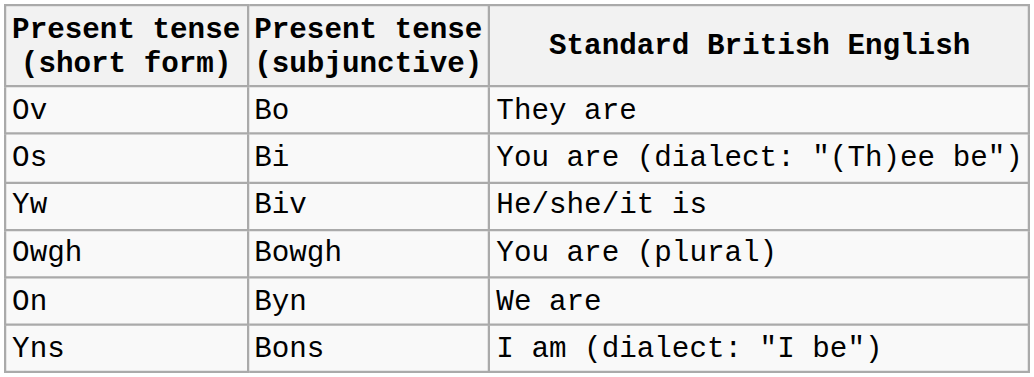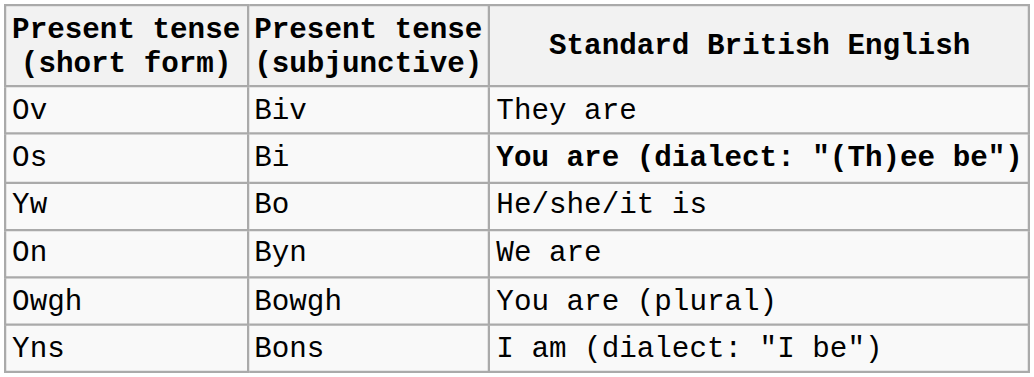(272, 110) Bo -> (281, 110) Biv
(760, 158) normal -> (760, 158) bold
(281, 206) Biv -> (272, 206) Bo
rows swapped: (30, 301) <-> (47, 253)
